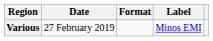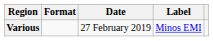columns swapped: (79, 12) <-> (135, 12)
